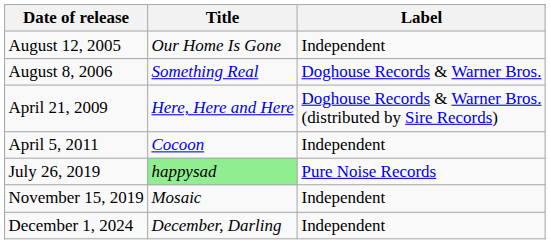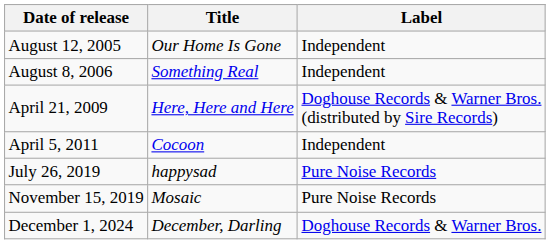(421, 71) Doghouse Records & Warner Bros. -> (343, 71) Independent
(184, 171) lightgreen background -> (184, 171) no background
(343, 198) Independent -> (369, 198) Pure Noise Records
(343, 225) Independent -> (421, 225) Doghouse Records & Warner Bros.
